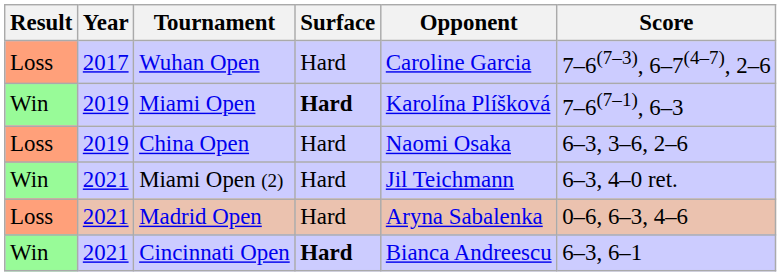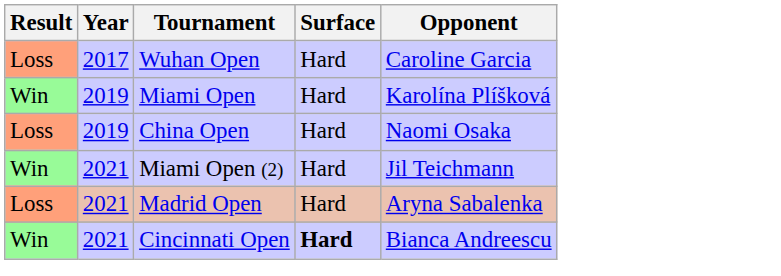- column: (666, 22)
(326, 104) bold -> (323, 95) normal
